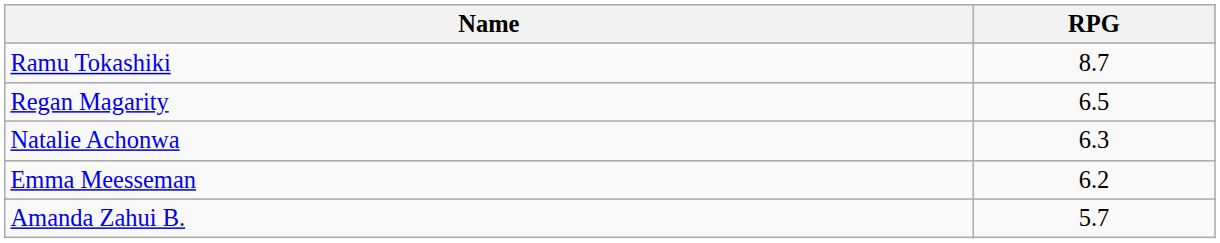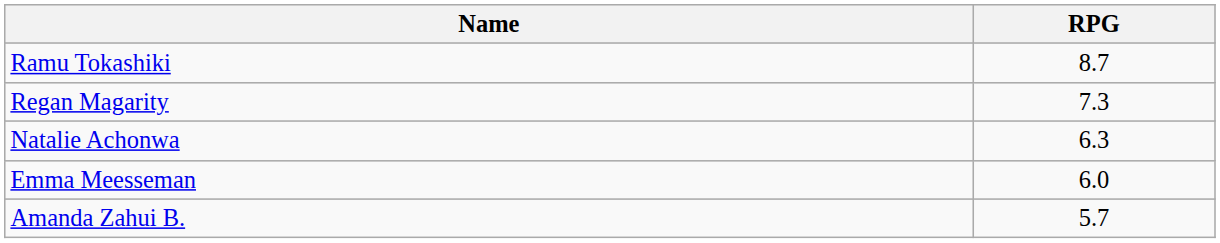(1094, 101) 6.5 -> (1094, 101) 7.3
(1094, 179) 6.2 -> (1094, 179) 6.0
